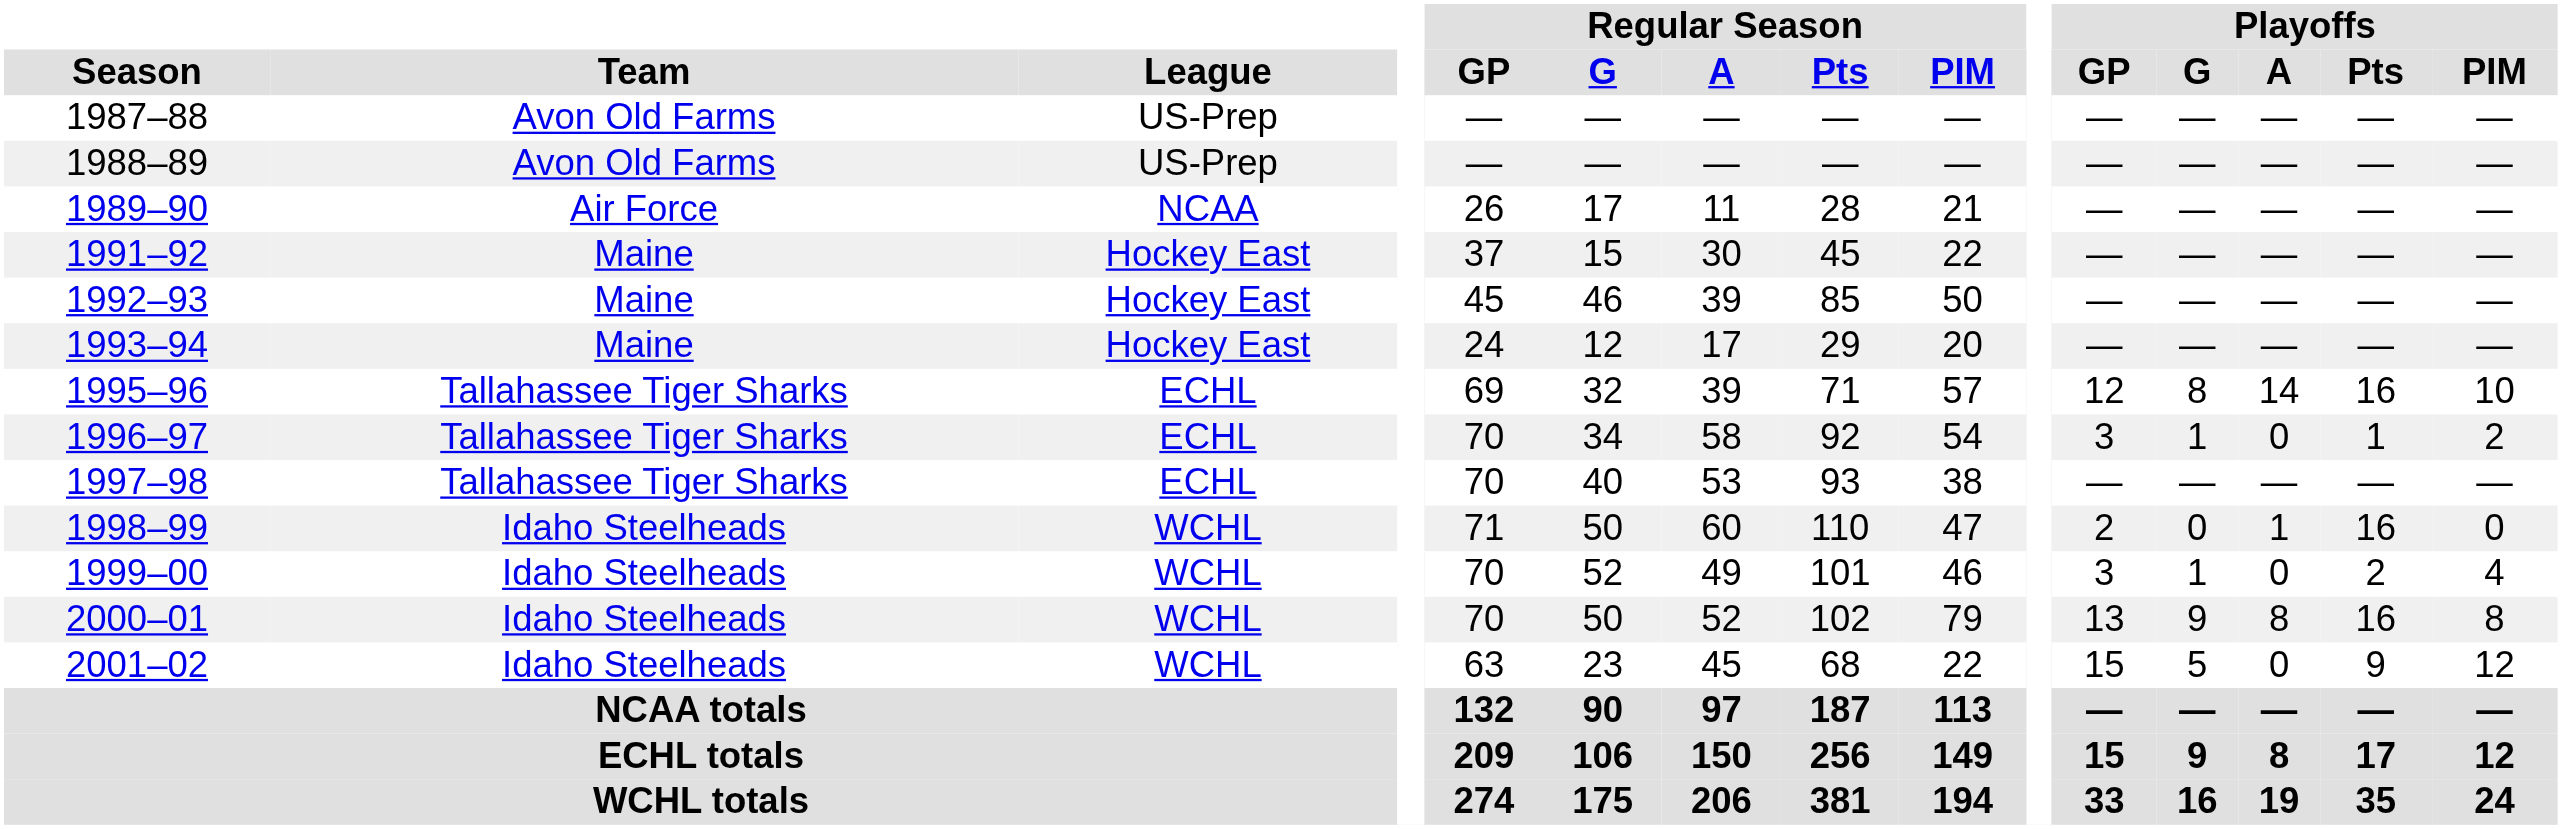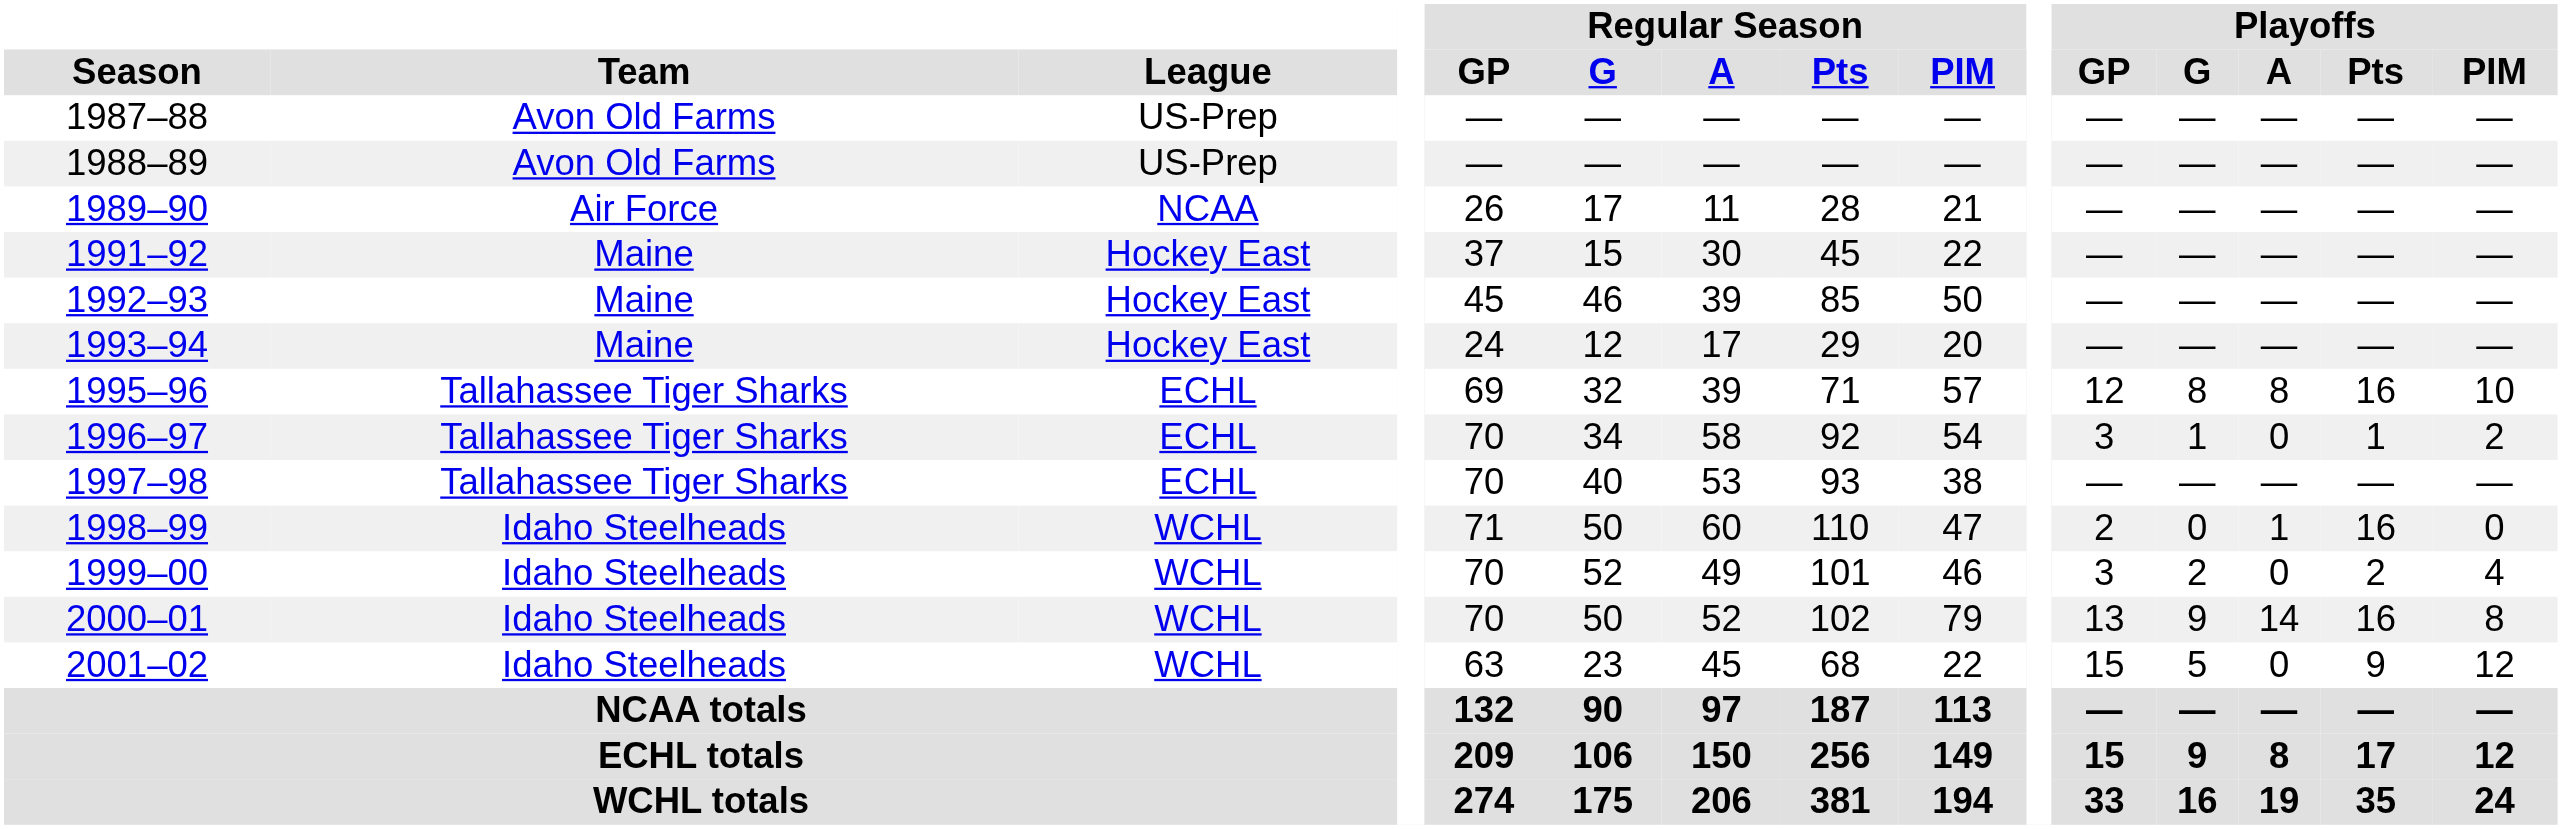(2279, 390) 14 -> (2279, 390) 8
(2197, 573) 1 -> (2197, 573) 2
(2279, 618) 8 -> (2279, 618) 14
